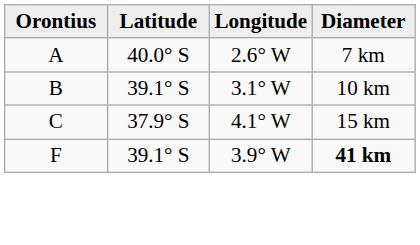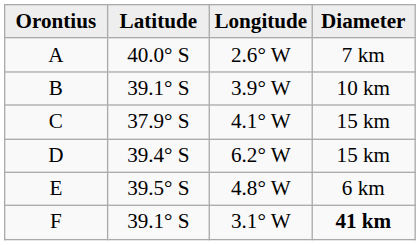(261, 88) 3.1° W -> (261, 88) 3.9° W
+ row: (56, 155)
+ row: (56, 188)
(261, 155) 3.9° W -> (261, 222) 3.1° W
